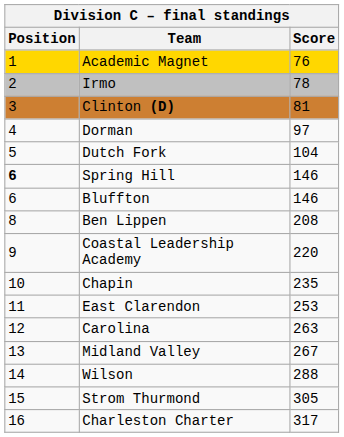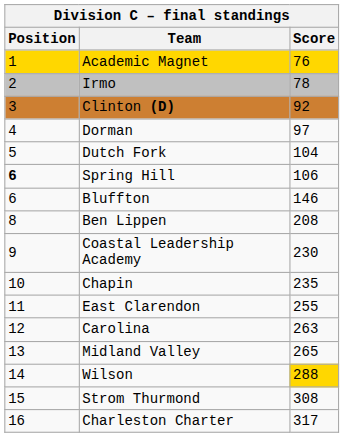(301, 108) 81 -> (301, 108) 92
(306, 176) 146 -> (306, 176) 106
(306, 253) 220 -> (306, 253) 230
(306, 307) 253 -> (306, 307) 255
(306, 353) 267 -> (306, 353) 265
(306, 375) no background -> (306, 375) gold background
(306, 398) 305 -> (306, 398) 308
